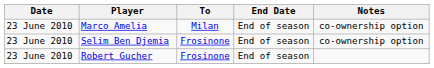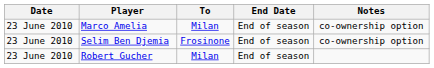(205, 56) Frosinone -> (205, 56) Milan
